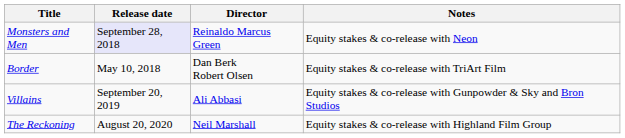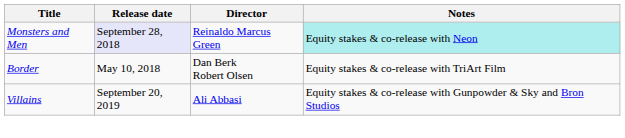(392, 37) no background -> (392, 37) paleturquoise background
- row: (41, 123)
